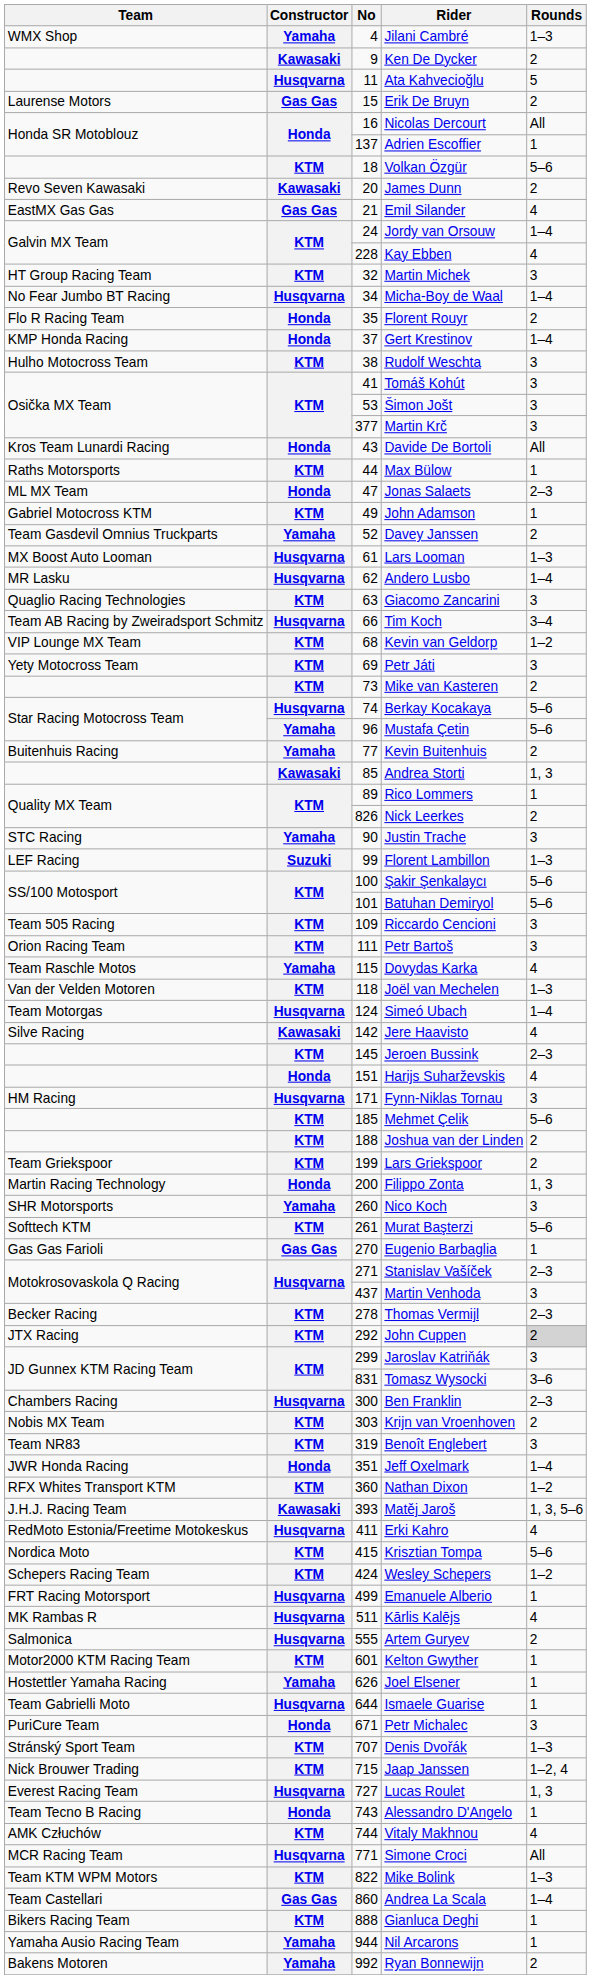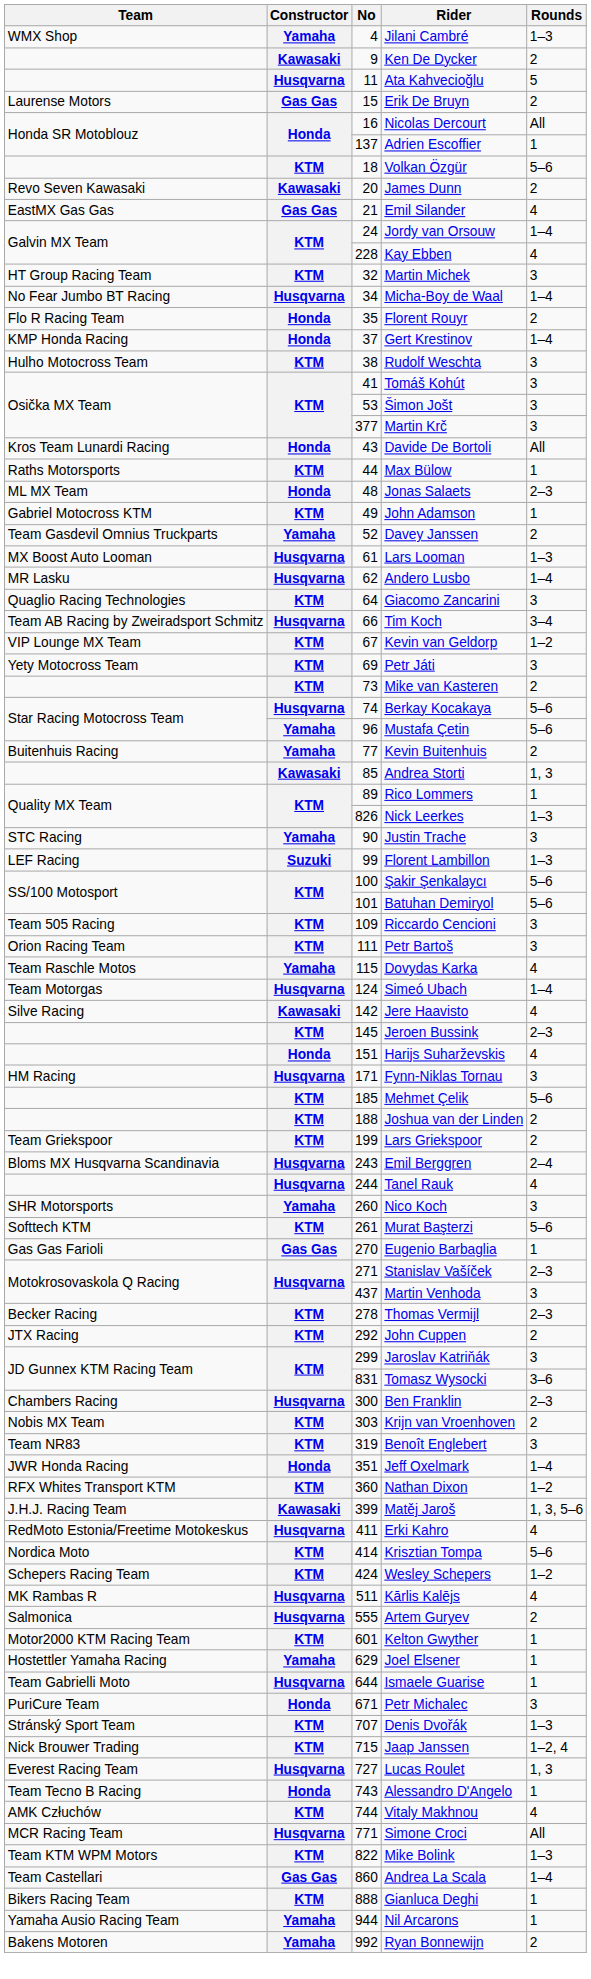(370, 491) 47 -> (370, 491) 48
(370, 600) 63 -> (370, 600) 64
(370, 643) 68 -> (370, 643) 67
(534, 816) 2 -> (541, 816) 1–3
- row: (442, 989)
- row: (424, 1184)
+ row: (428, 1162)
+ row: (419, 1184)
(534, 1336) lightgrey background -> (534, 1336) no background
(366, 1509) 393 -> (366, 1509) 399
(366, 1552) 415 -> (366, 1552) 414
- row: (438, 1596)
(366, 1682) 626 -> (366, 1660) 629
